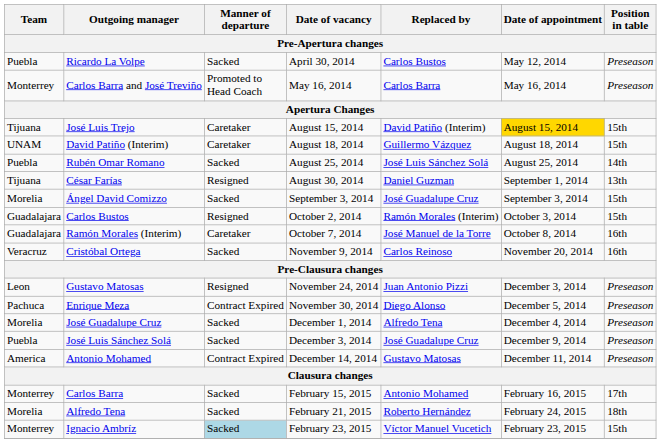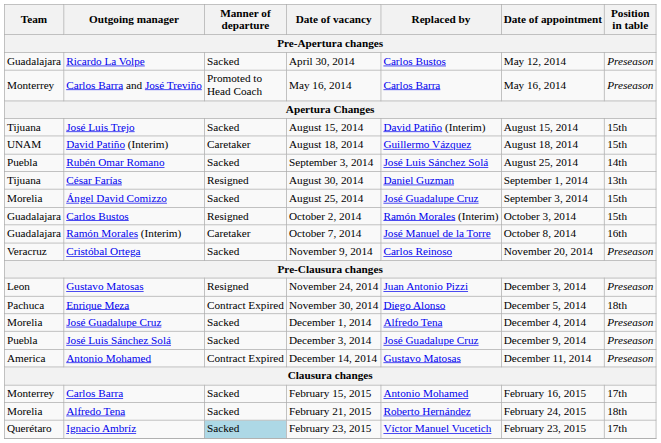(22, 61) Puebla -> (34, 61) Guadalajara
(229, 127) Caretaker -> (223, 127) Sacked
(541, 127) gold background -> (541, 127) no background
(326, 162) August 25, 2014 -> (331, 162) September 3, 2014
(331, 198) September 3, 2014 -> (326, 198) August 25, 2014
(617, 251) 16th -> (630, 251) Preseason
(630, 305) Preseason -> (617, 305) 18th
(31, 429) Monterrey -> (29, 429) Querétaro
(617, 429) 15th -> (617, 429) 17th
